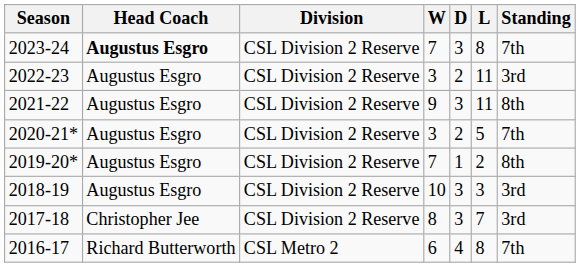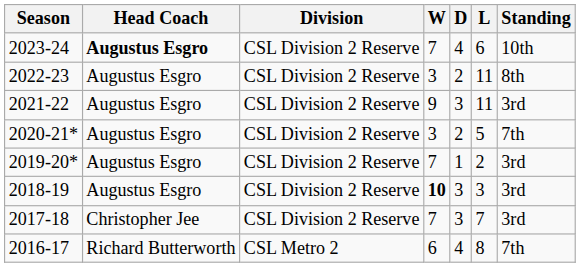(459, 47) 3 -> (459, 47) 4
(480, 47) 8 -> (480, 47) 6
(513, 47) 7th -> (517, 47) 10th
(513, 76) 3rd -> (513, 76) 8th
(513, 104) 8th -> (513, 104) 3rd
(513, 162) 8th -> (513, 162) 3rd
(437, 190) normal -> (437, 190) bold
(432, 219) 8 -> (432, 219) 7
